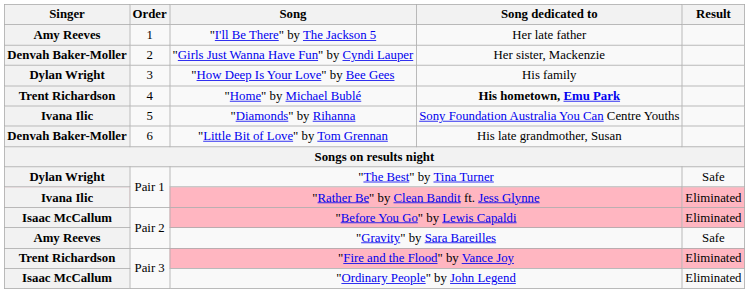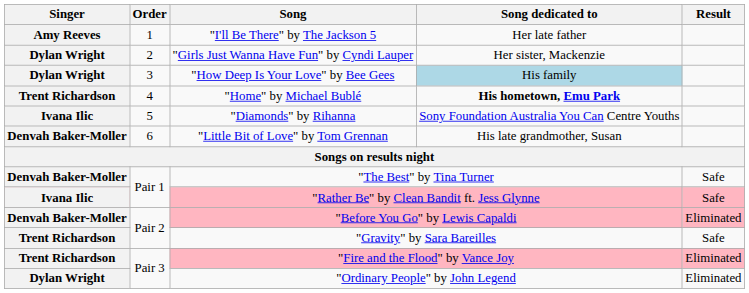(67, 55) Denvah Baker-Moller -> (67, 55) Dylan Wright
(549, 75) no background -> (549, 75) lightblue background
(67, 177) Dylan Wright -> (67, 177) Denvah Baker-Moller
(713, 197) Eliminated -> (713, 197) Safe
(67, 217) Isaac McCallum -> (67, 217) Denvah Baker-Moller
(67, 237) Amy Reeves -> (67, 237) Trent Richardson
(67, 278) Isaac McCallum -> (67, 278) Dylan Wright
